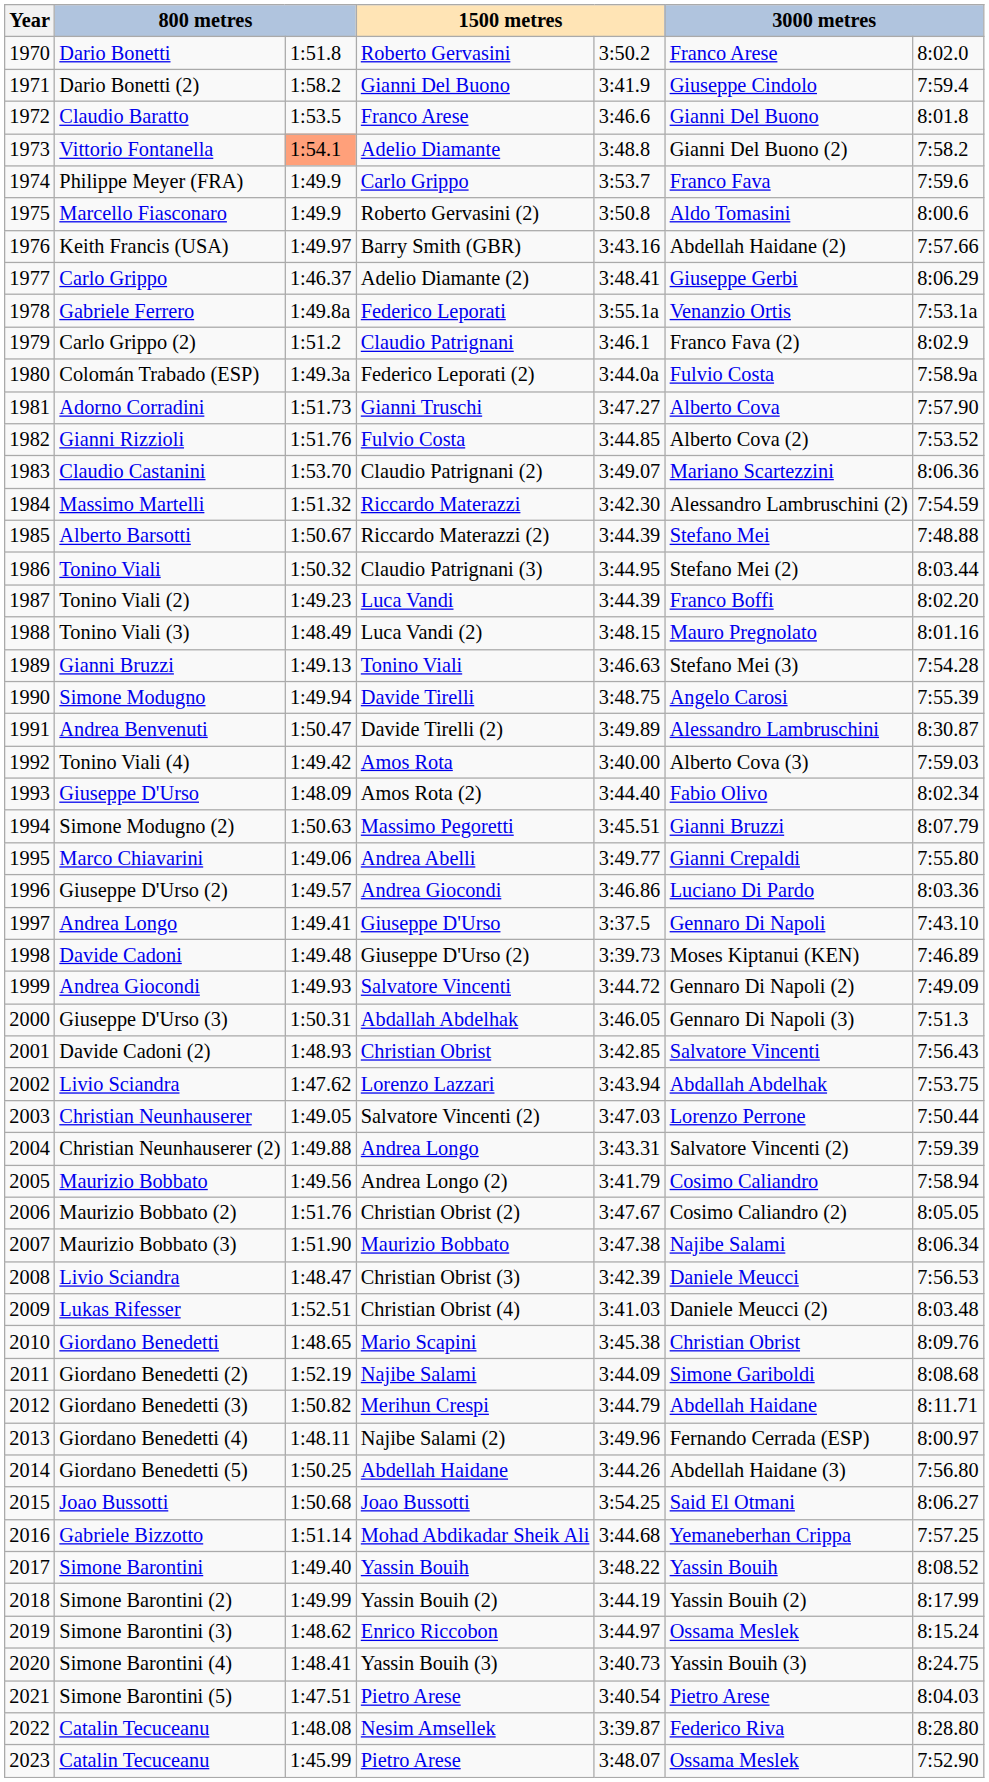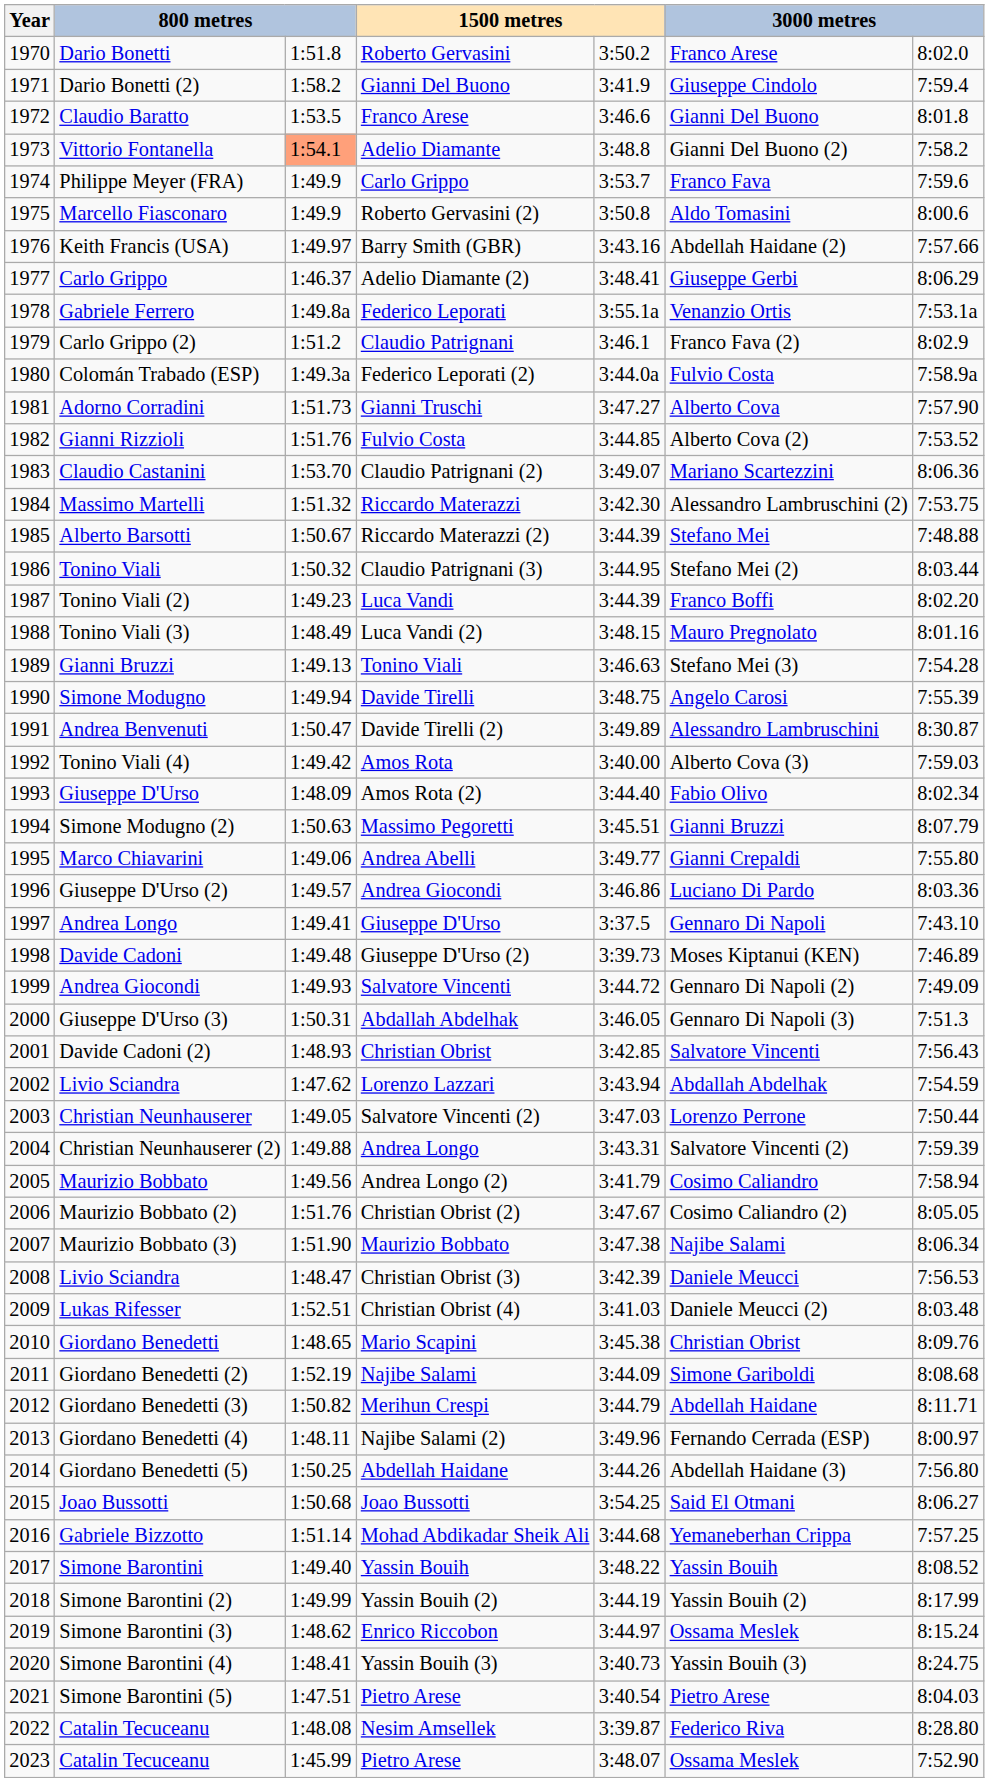(948, 504) 7:54.59 -> (948, 504) 7:53.75
(948, 1084) 7:53.75 -> (948, 1084) 7:54.59
